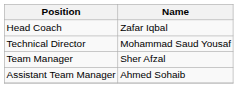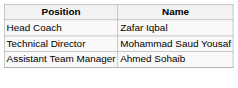- row: (40, 59)
